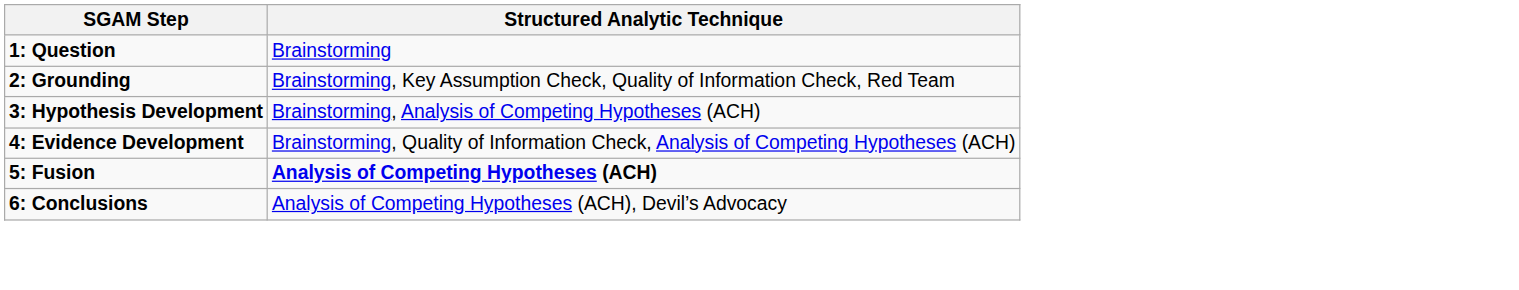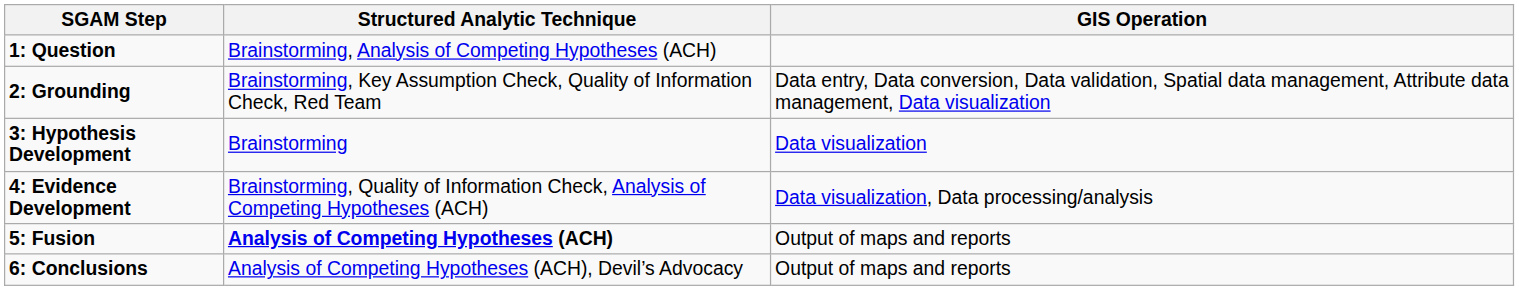+ column: (1142, 19)
(332, 50) Brainstorming -> (472, 50) Brainstorming, Analysis of Competing Hypotheses (ACH)
(516, 111) Brainstorming, Analysis of Competing Hypotheses (ACH) -> (288, 144) Brainstorming
